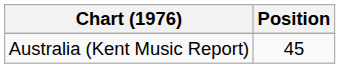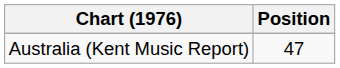(294, 48) 45 -> (294, 48) 47
